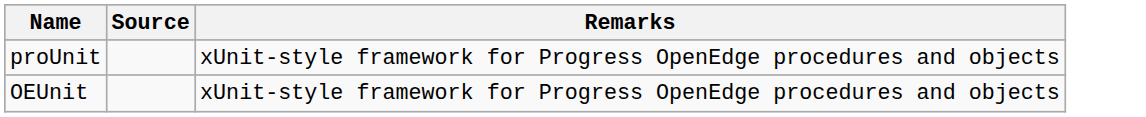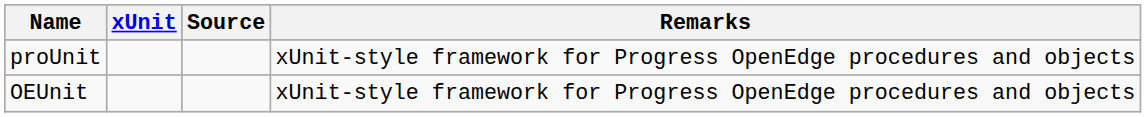+ column: (144, 23)
